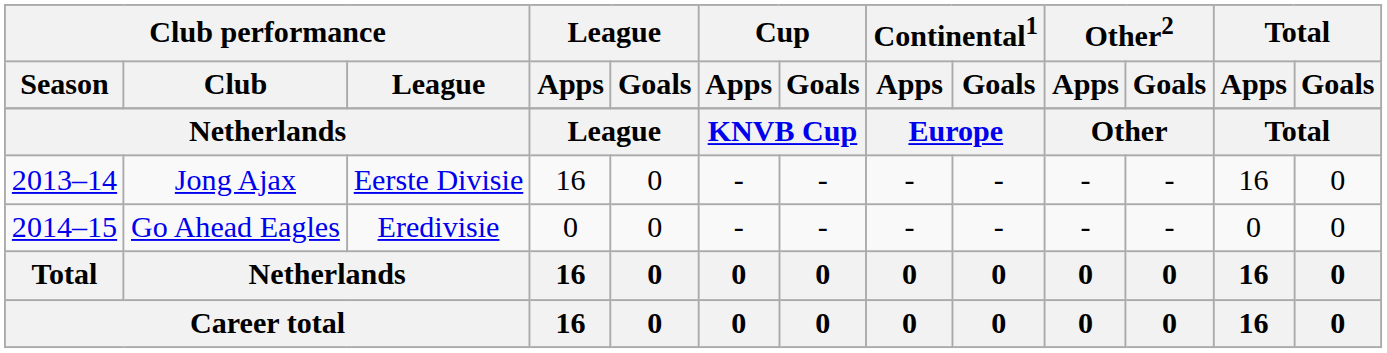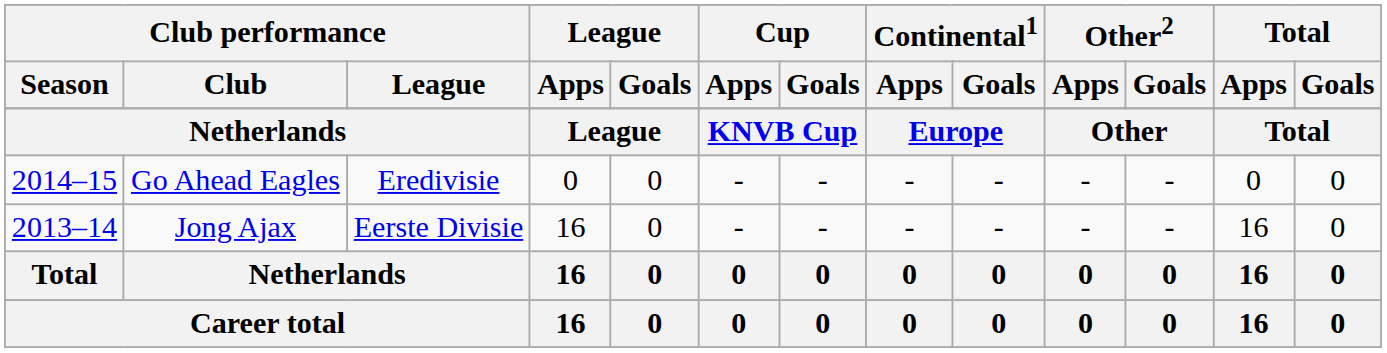rows swapped: (235, 179) <-> (235, 227)
